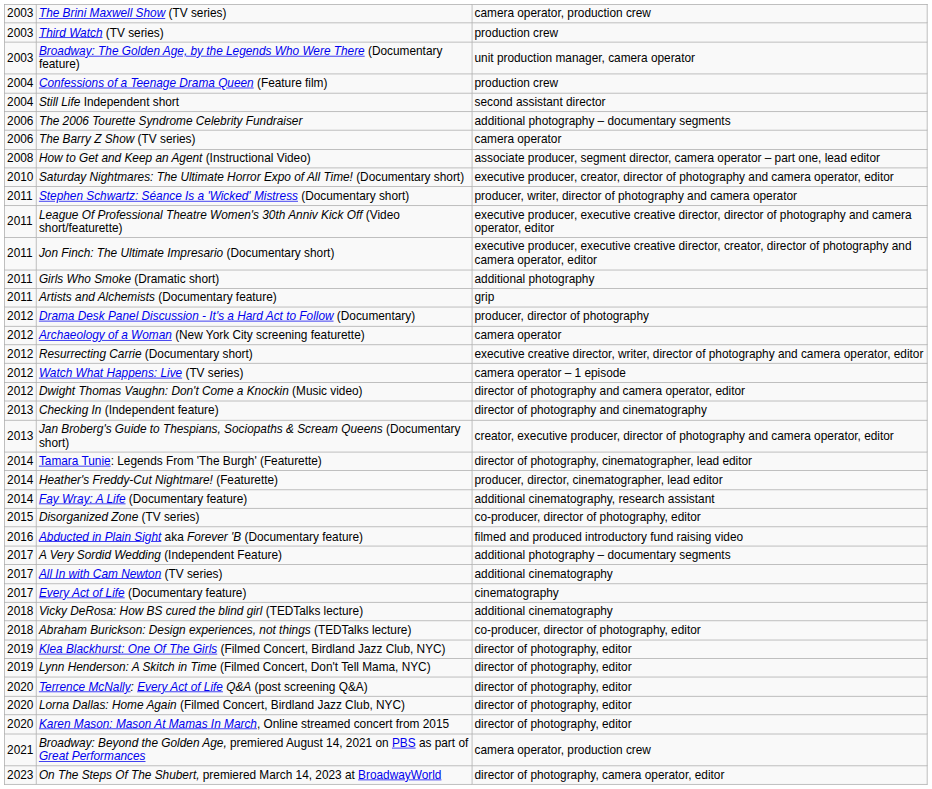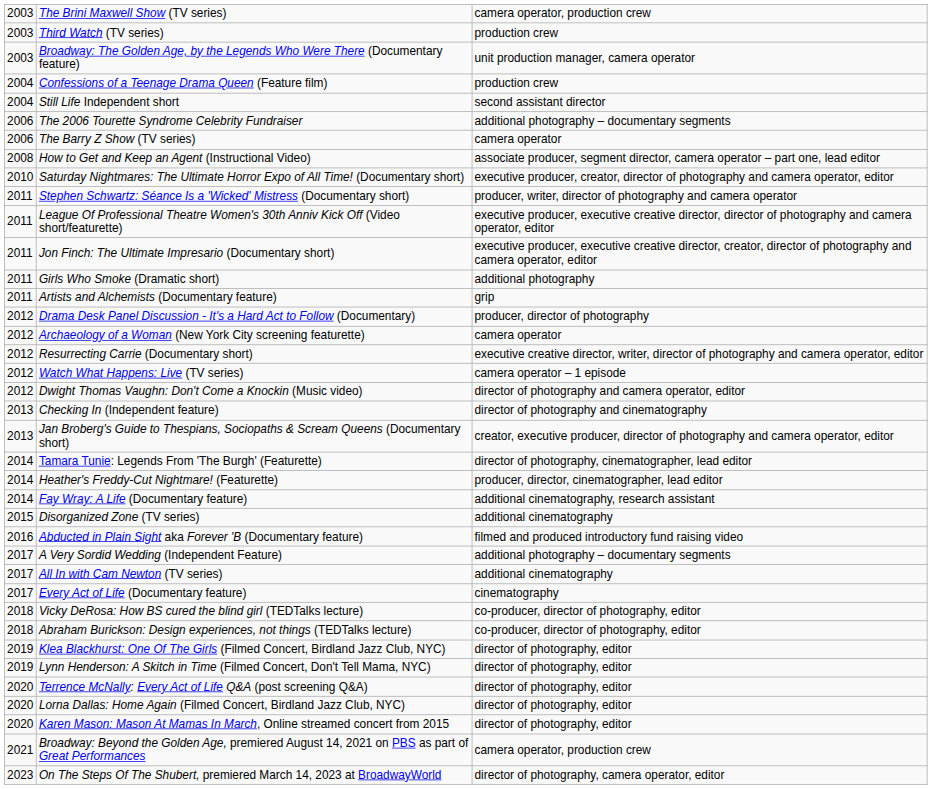(588, 517) co-producer, director of photography, editor -> (544, 517) additional cinematography
(544, 611) additional cinematography -> (588, 611) co-producer, director of photography, editor
